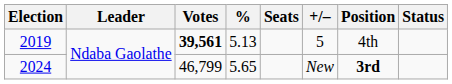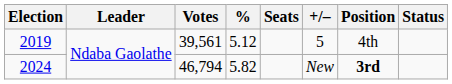(200, 41) bold -> (200, 41) normal
(243, 41) 5.13 -> (243, 41) 5.12
(200, 66) 46,799 -> (200, 66) 46,794
(243, 66) 5.65 -> (243, 66) 5.82
